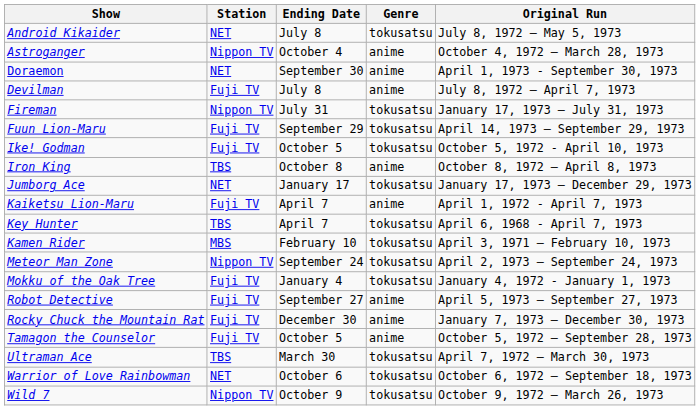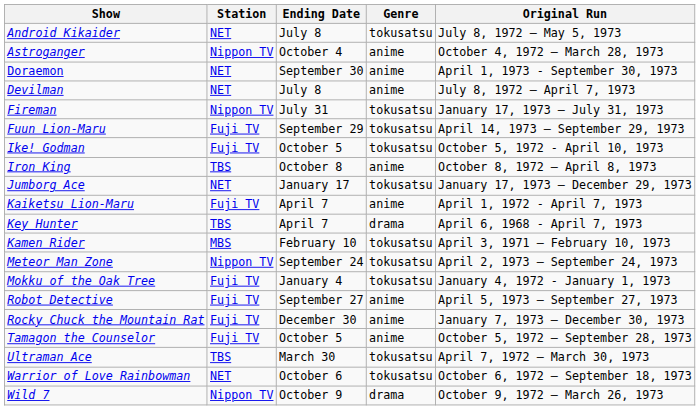(235, 90) Fuji TV -> (221, 90) NET
(401, 224) tokusatsu -> (387, 224) drama
(401, 395) tokusatsu -> (387, 395) drama
